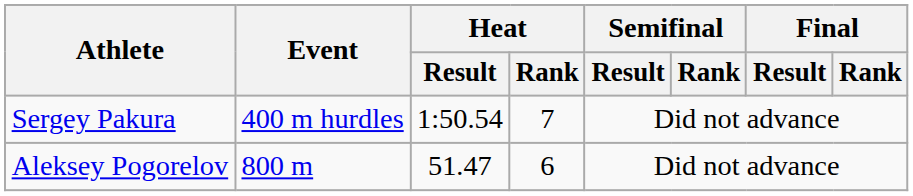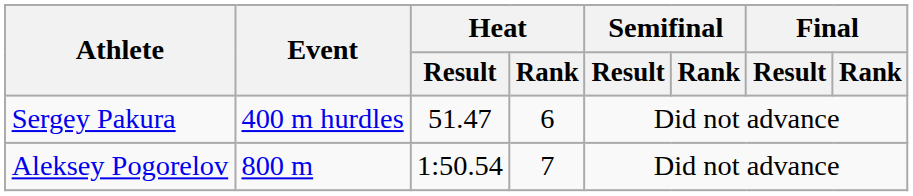(460, 119) 1:50.54 -> (460, 119) 51.47
(547, 119) 7 -> (547, 119) 6
(460, 166) 51.47 -> (460, 166) 1:50.54
(547, 166) 6 -> (547, 166) 7
